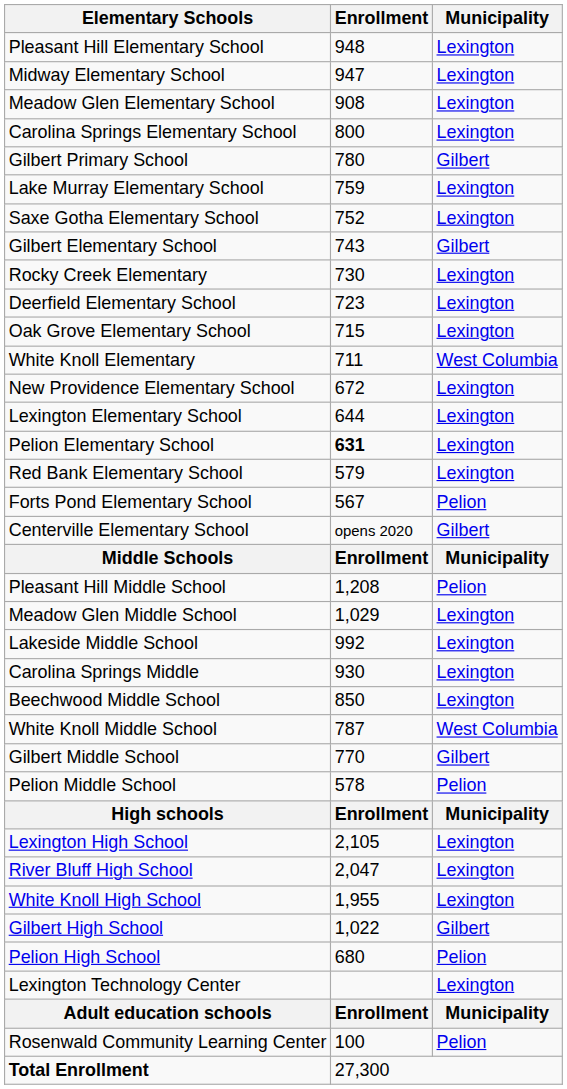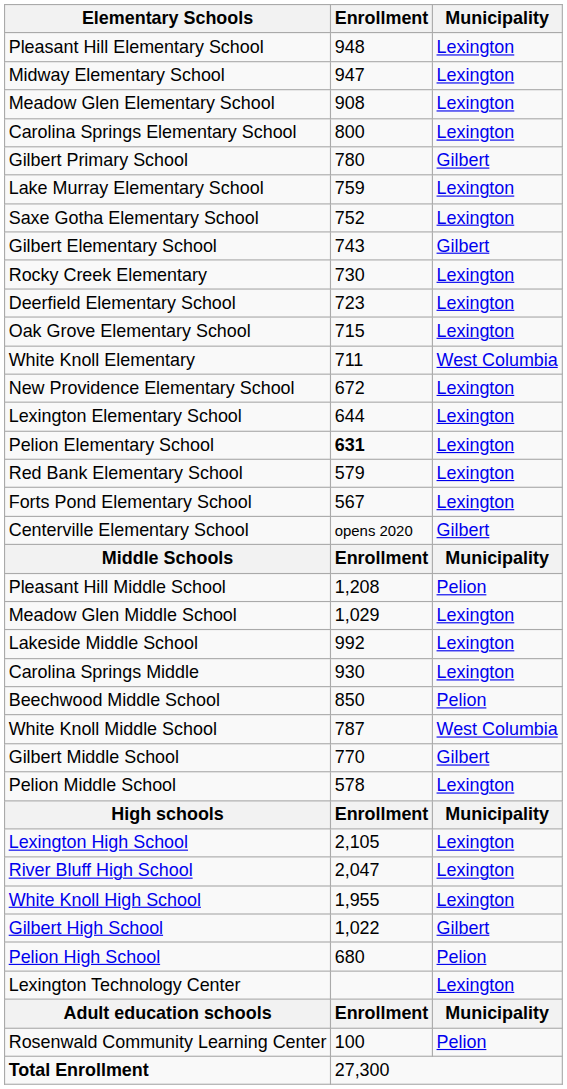(461, 501) Pelion -> (475, 501) Lexington
(475, 700) Lexington -> (461, 700) Pelion
(461, 786) Pelion -> (475, 786) Lexington
